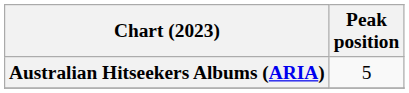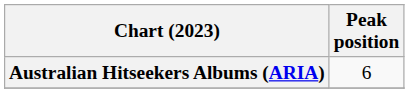(366, 72) 5 -> (366, 72) 6
